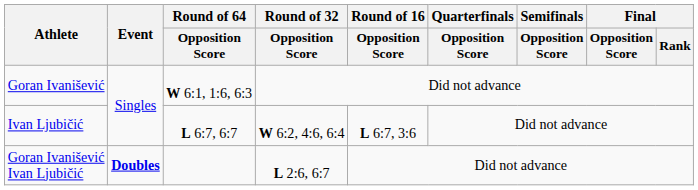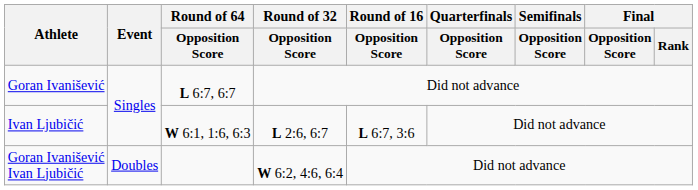(209, 94) W 6:1, 1:6, 6:3 -> (208, 94) L 6:7, 6:7
(209, 134) L 6:7, 6:7 -> (208, 134) W 6:1, 1:6, 6:3
(302, 134) W 6:2, 4:6, 6:4 -> (300, 134) L 2:6, 6:7
(135, 165) bold -> (135, 165) normal
(302, 174) L 2:6, 6:7 -> (300, 174) W 6:2, 4:6, 6:4
